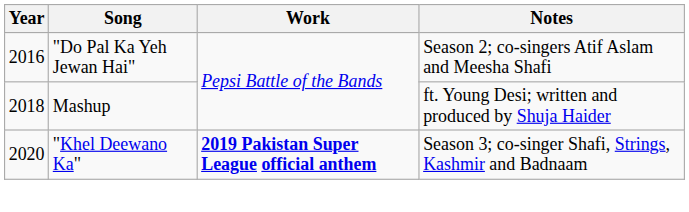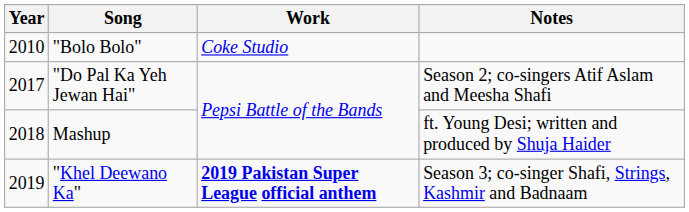+ row: (97, 47)
(27, 57) 2016 -> (27, 85) 2017
(27, 154) 2020 -> (27, 182) 2019
